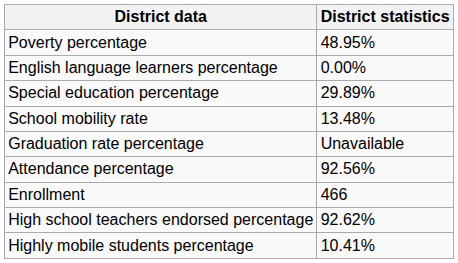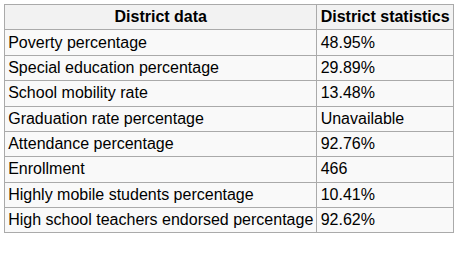- row: (143, 67)
(348, 169) 92.56% -> (348, 144) 92.76%
rows swapped: (161, 220) <-> (131, 245)
